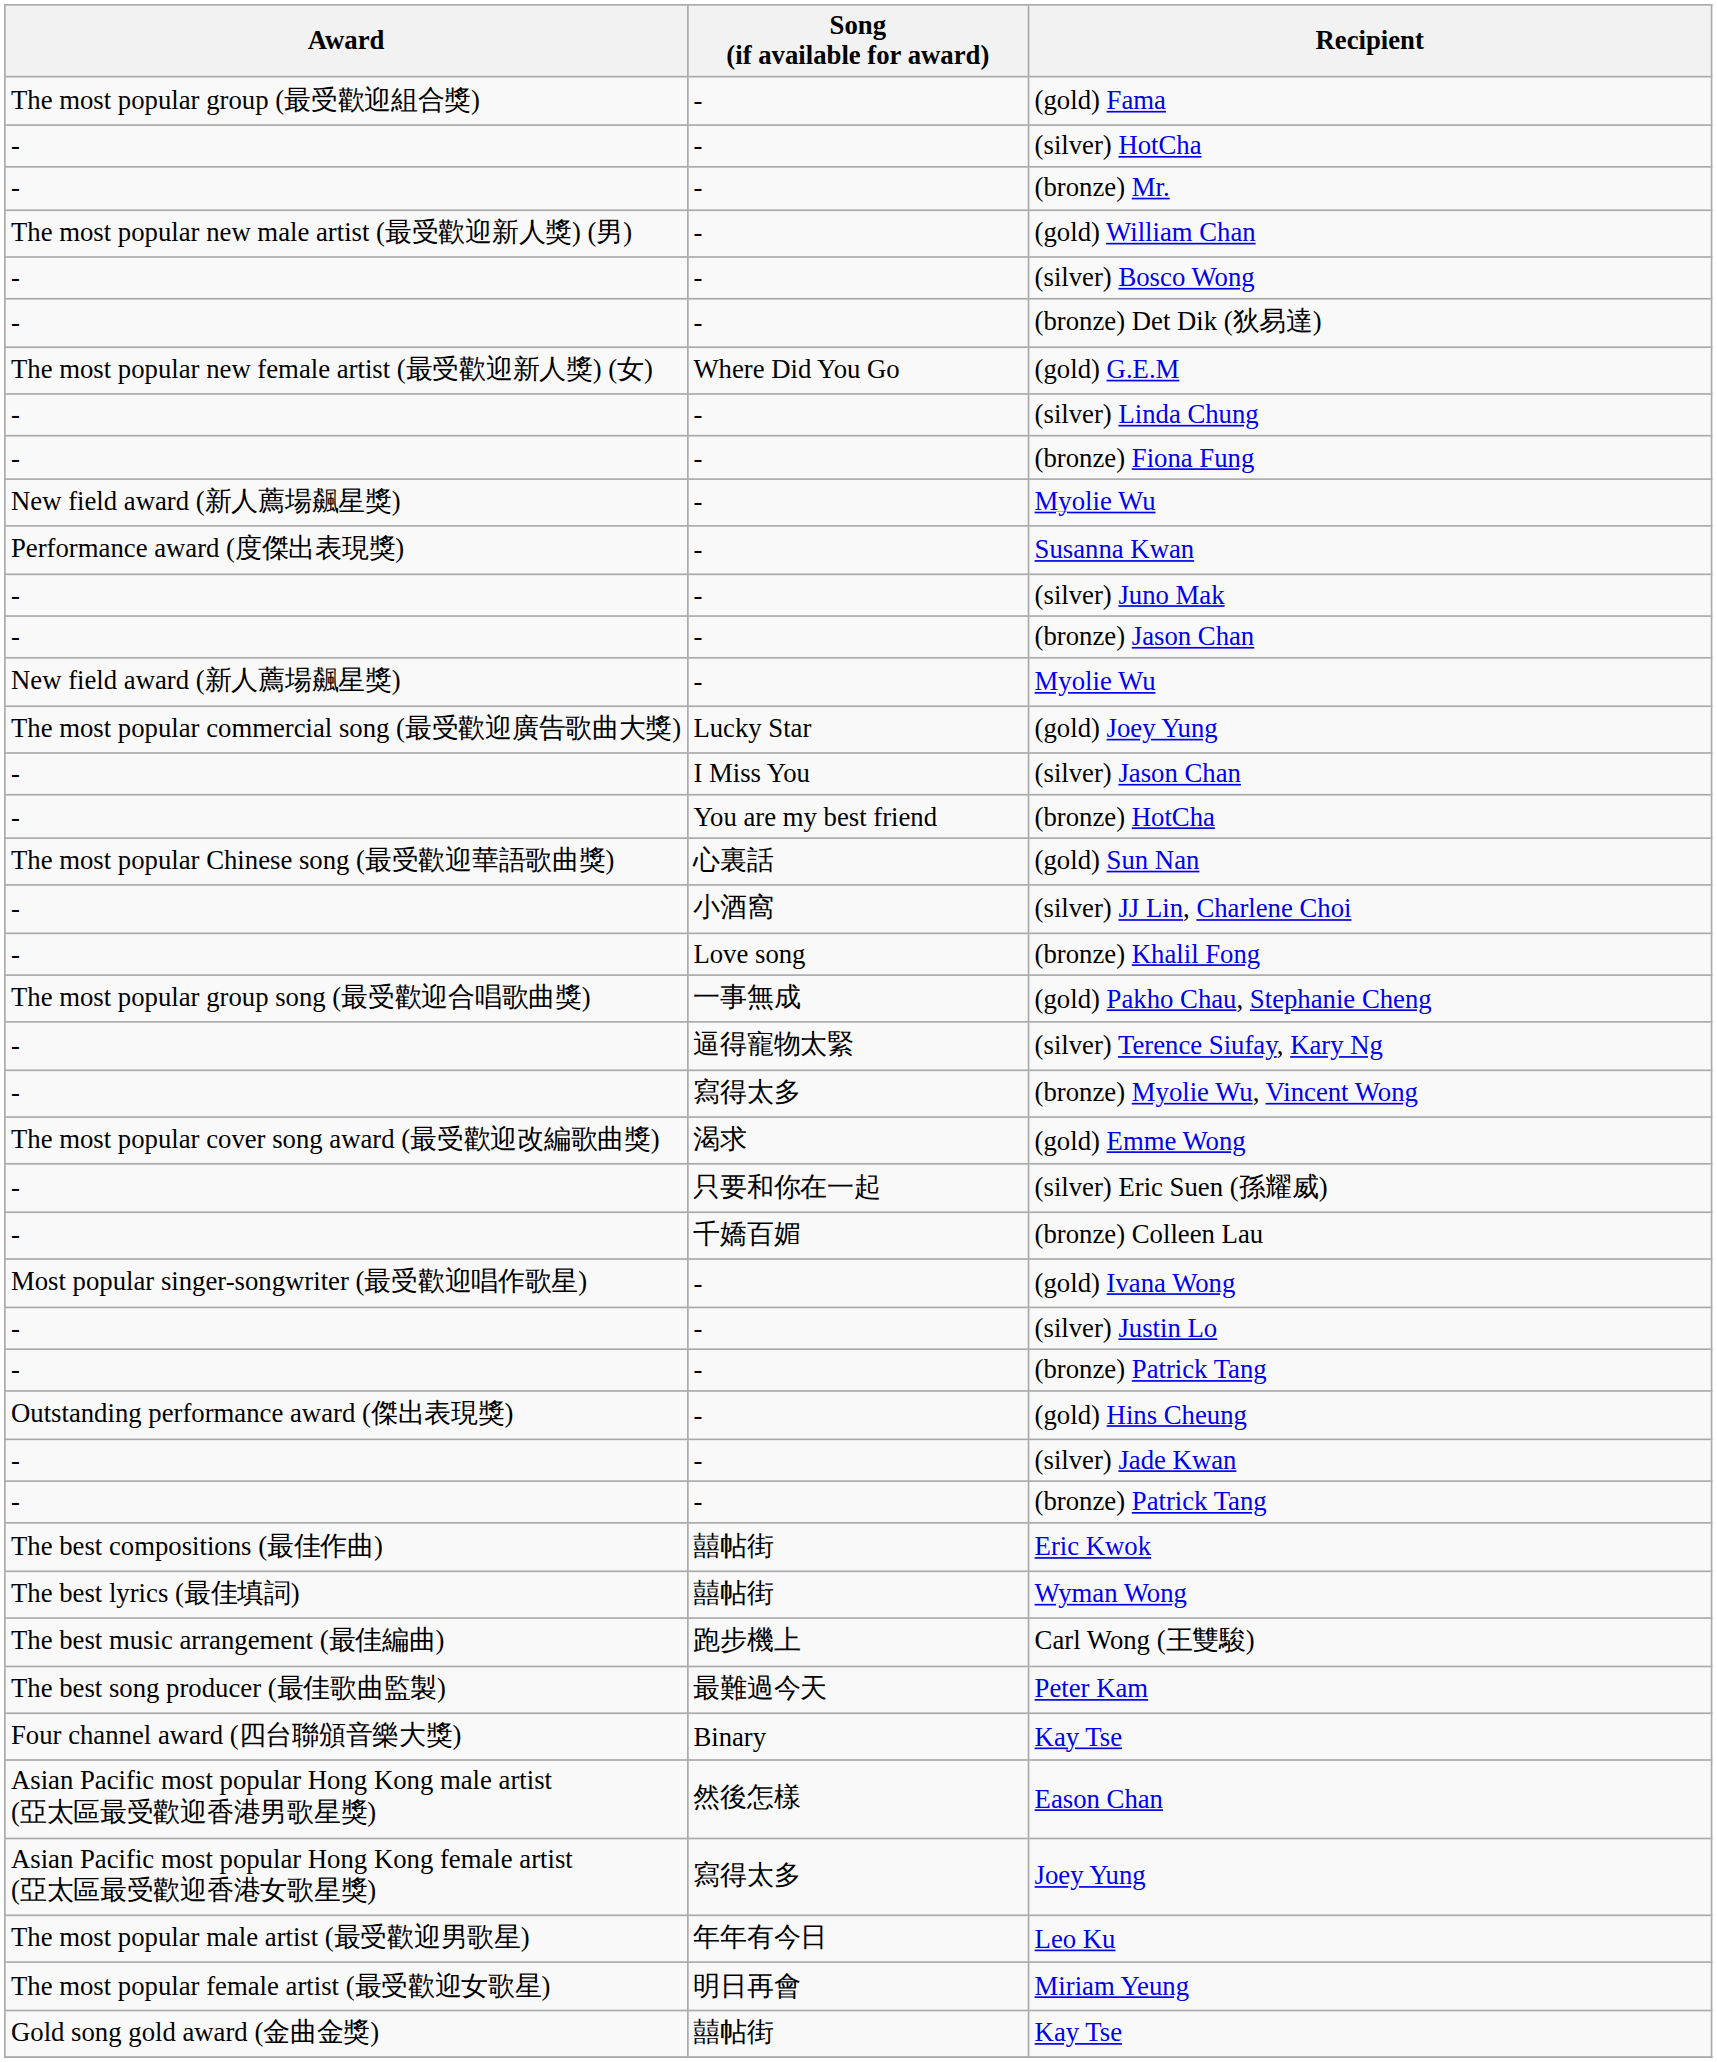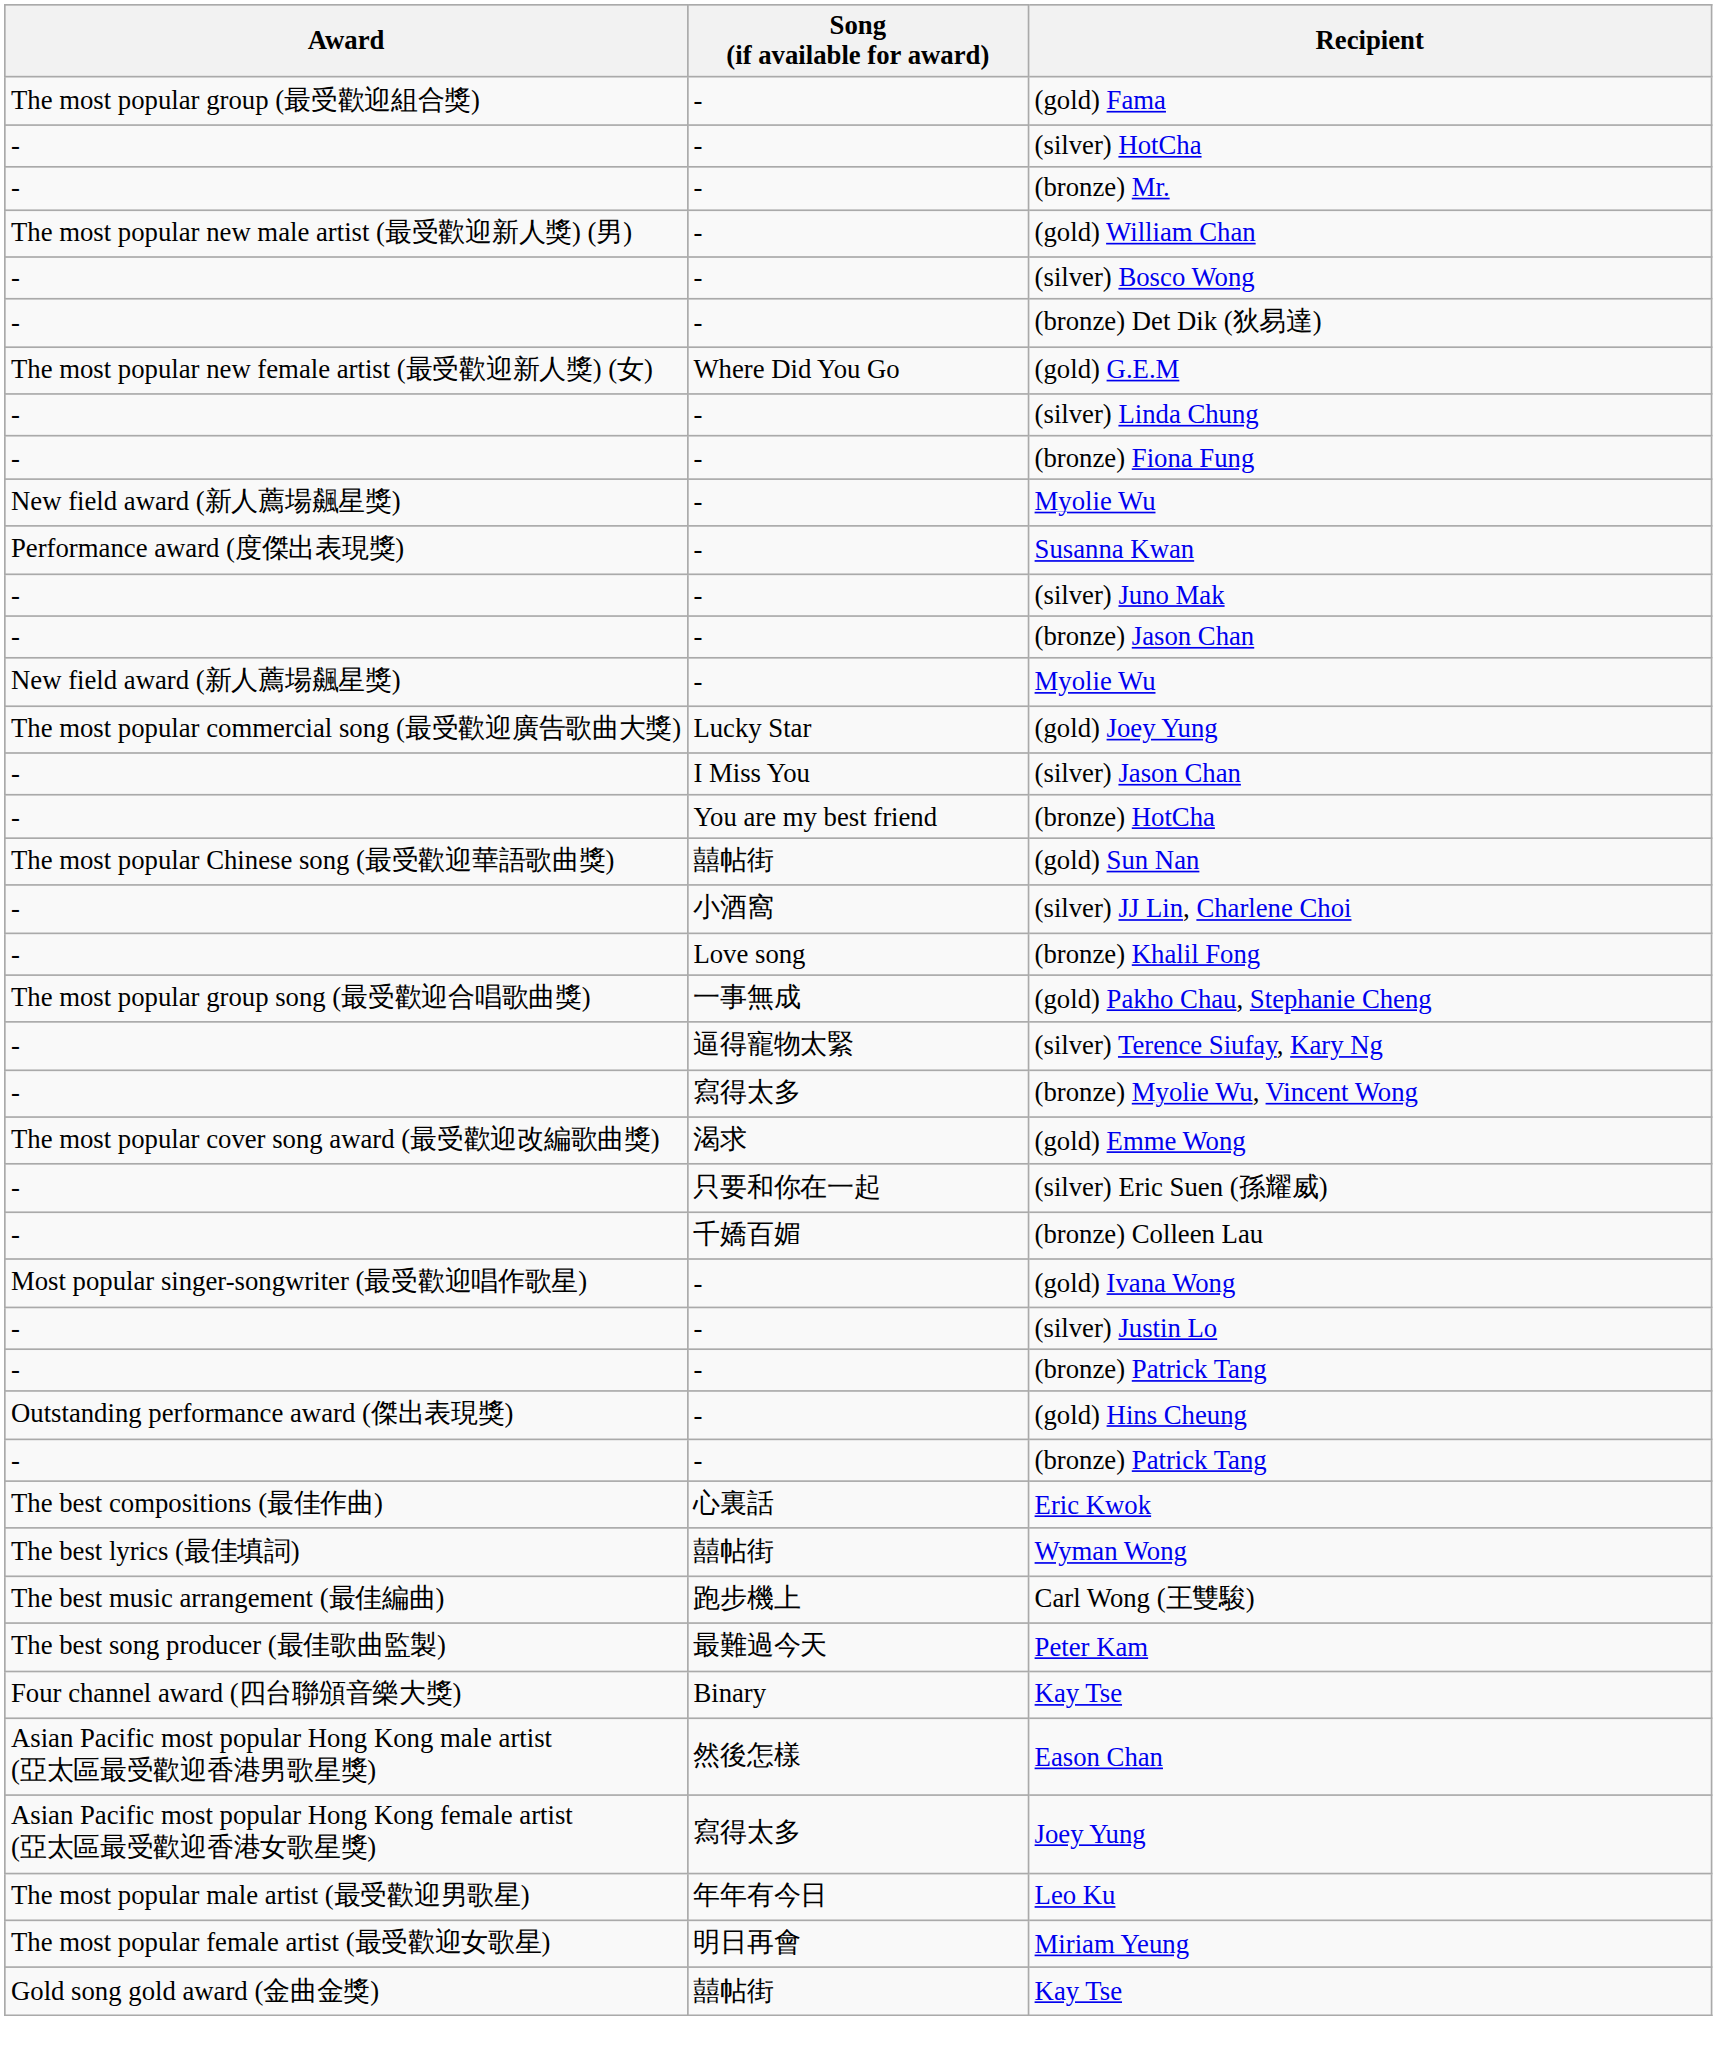(733, 860) 心裏話 -> (733, 860) 囍帖街
- row: (15, 1459)
(733, 1546) 囍帖街 -> (733, 1503) 心裏話
